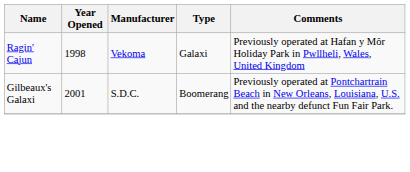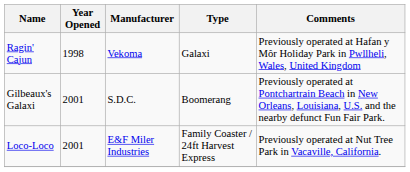+ row: (30, 146)
